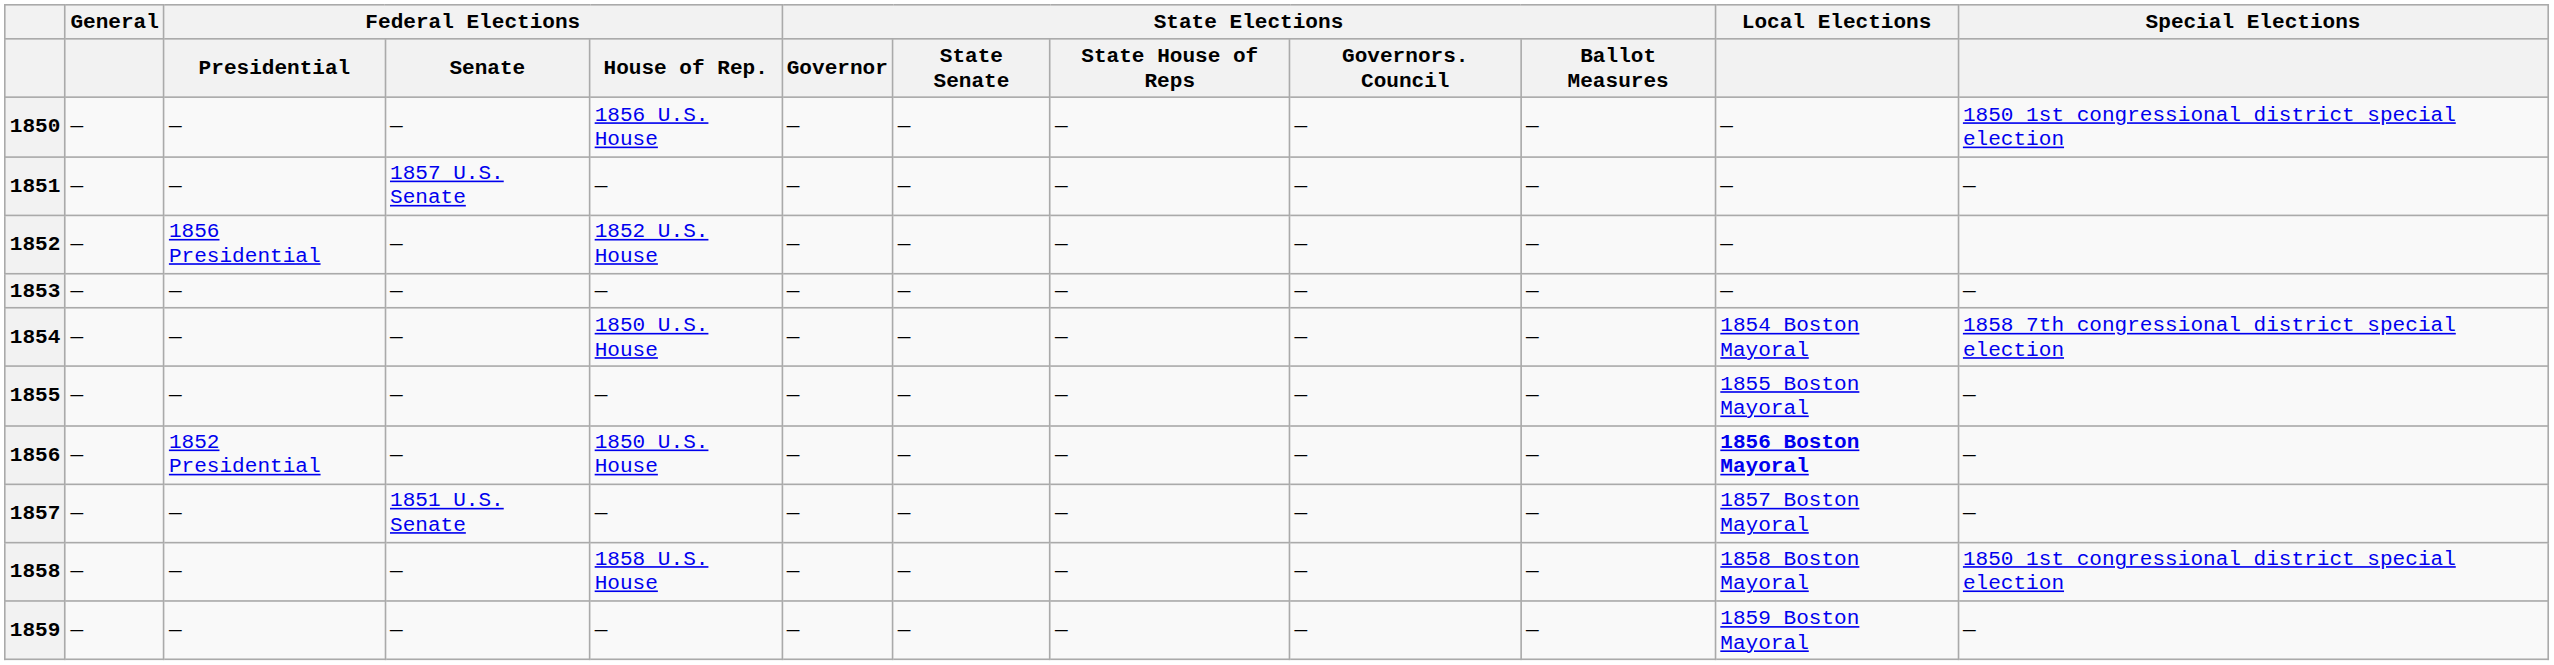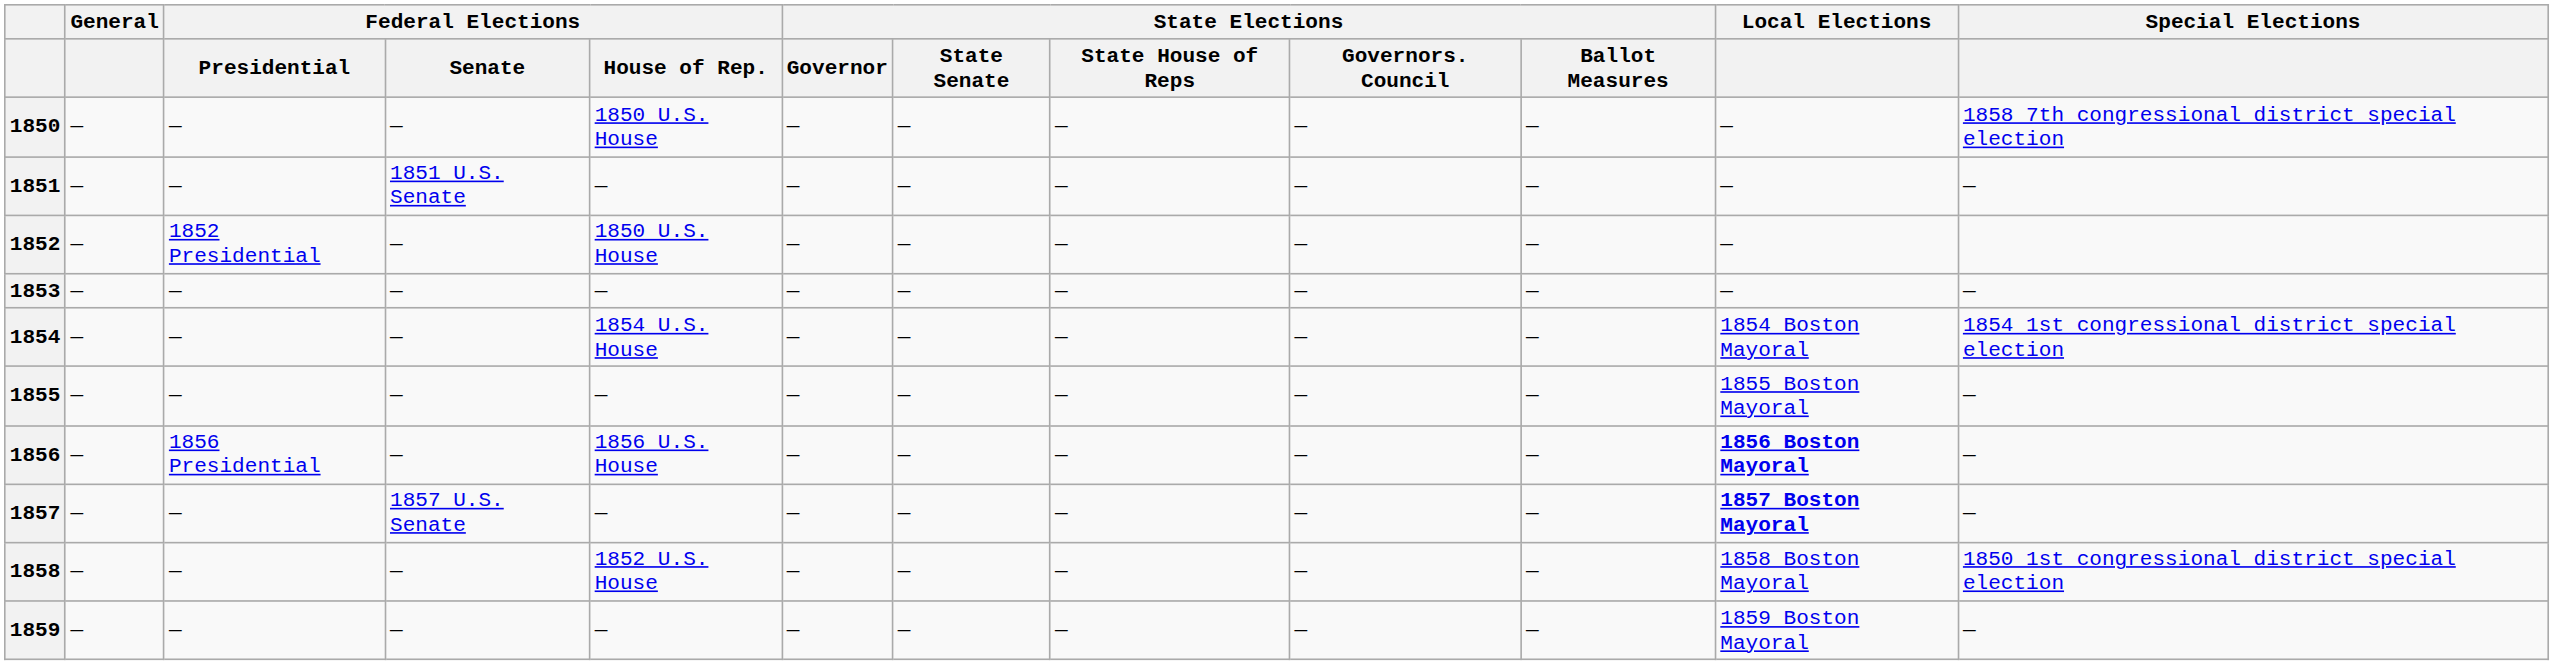(652, 127) 1856 U.S. House -> (652, 127) 1850 U.S. House
(2209, 127) 1850 1st congressional district special election -> (2209, 127) 1858 7th congressional district special election
(447, 186) 1857 U.S. Senate -> (447, 186) 1851 U.S. Senate
(245, 244) 1856 Presidential -> (245, 244) 1852 Presidential
(652, 244) 1852 U.S. House -> (652, 244) 1850 U.S. House
(652, 337) 1850 U.S. House -> (652, 337) 1854 U.S. House
(2209, 337) 1858 7th congressional district special election -> (2209, 337) 1854 1st congressional district special election
(245, 455) 1852 Presidential -> (245, 455) 1856 Presidential
(652, 455) 1850 U.S. House -> (652, 455) 1856 U.S. House
(447, 513) 1851 U.S. Senate -> (447, 513) 1857 U.S. Senate
(1790, 513) normal -> (1790, 513) bold
(652, 572) 1858 U.S. House -> (652, 572) 1852 U.S. House
